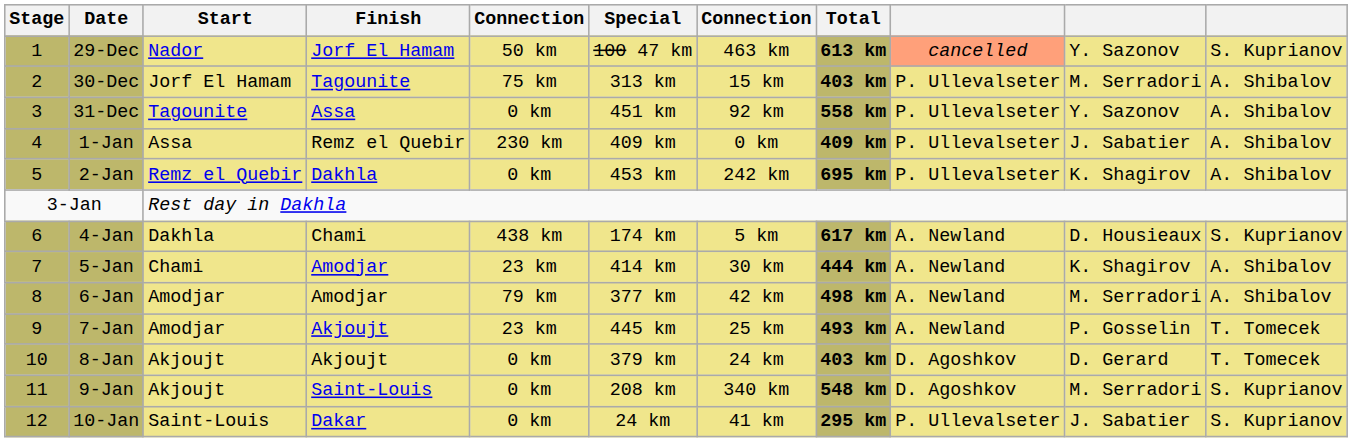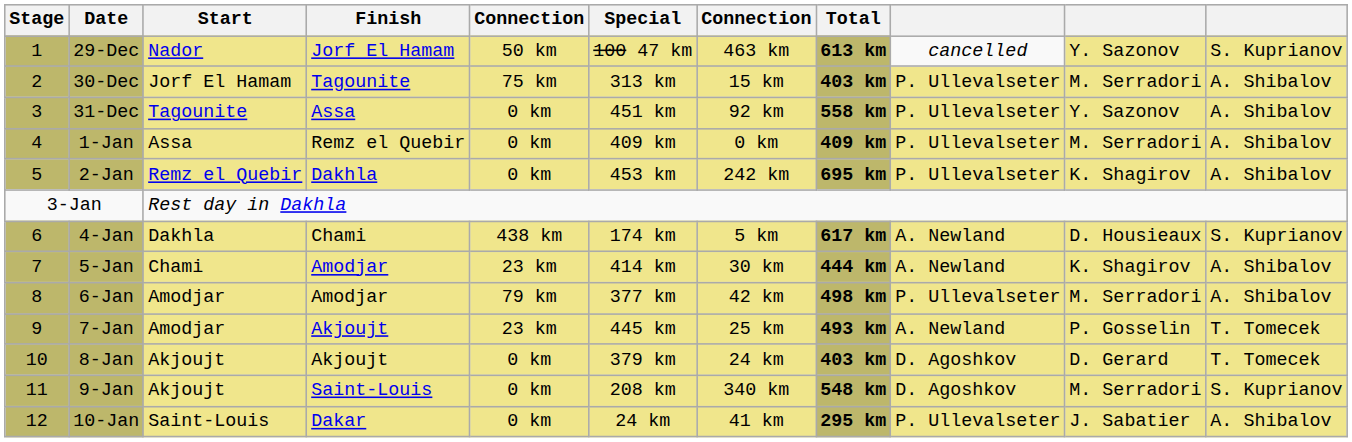(978, 51) lightsalmon background -> (978, 51) no background
(529, 143) 230 km -> (529, 143) 0 km
(1130, 143) J. Sabatier -> (1135, 143) M. Serradori
(950, 298) A. Newland -> (978, 298) P. Ullevalseter
(1276, 421) S. Kuprianov -> (1271, 421) A. Shibalov
